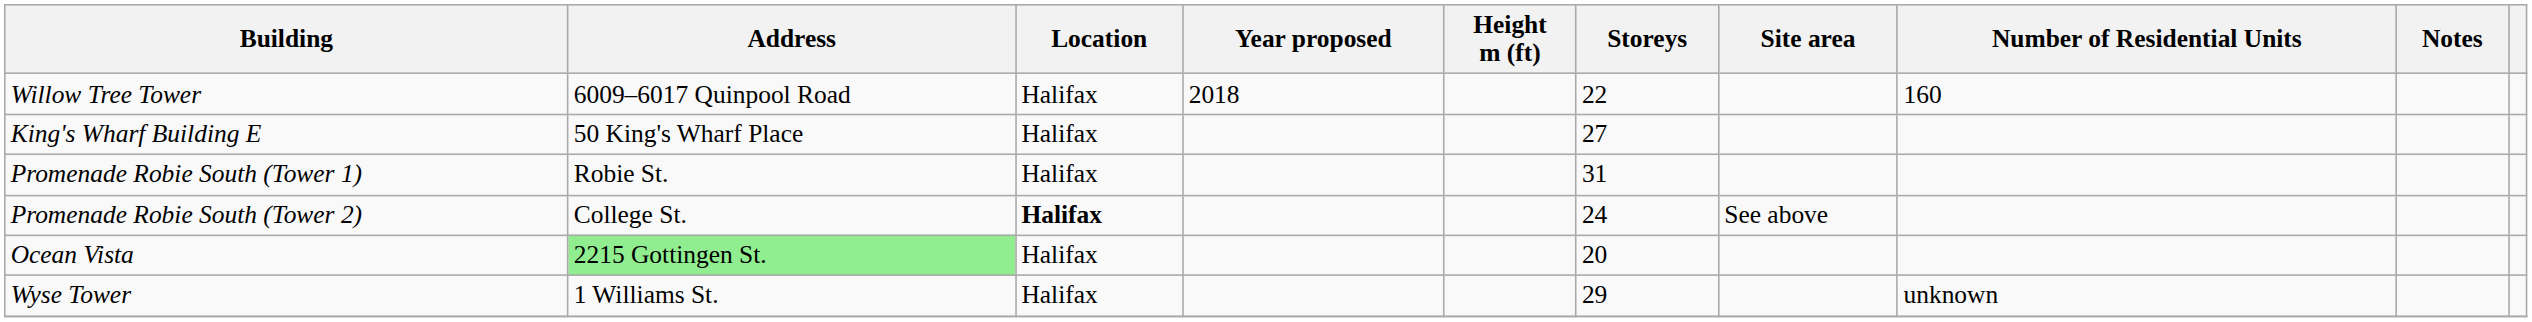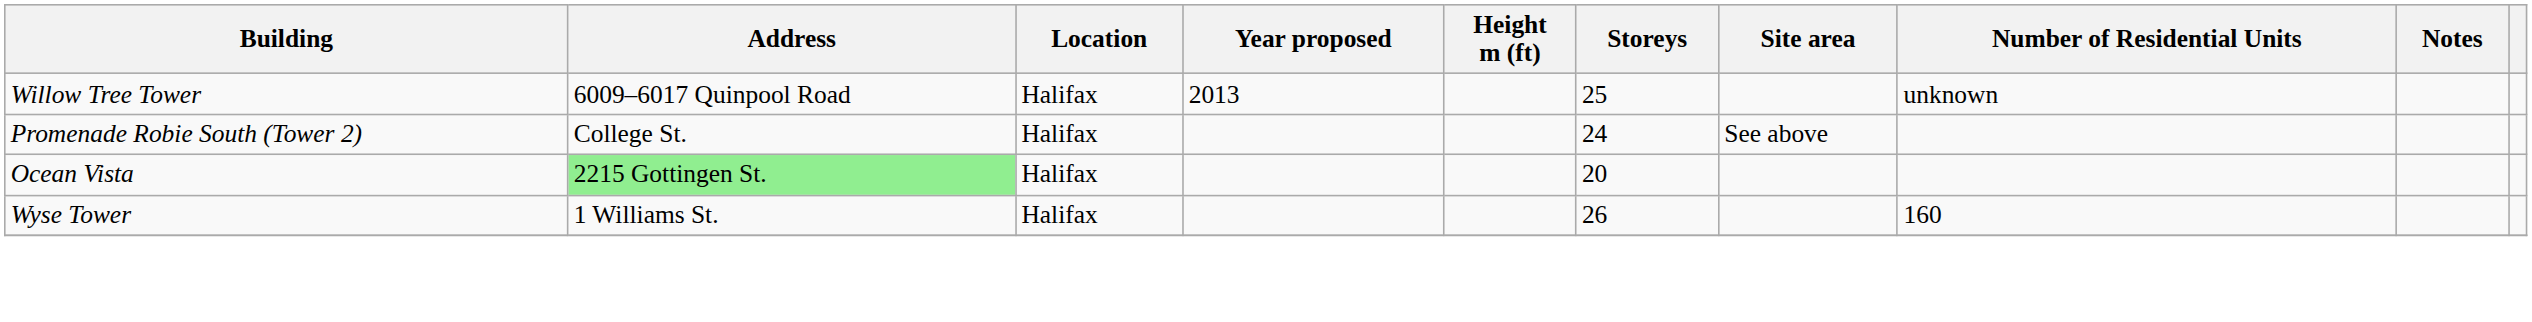(1214, 93) 2018 -> (1214, 93) 2013
(1595, 93) 22 -> (1595, 93) 25
(1923, 93) 160 -> (1951, 93) unknown
- row: (136, 133)
- row: (186, 174)
(1062, 214) bold -> (1060, 133) normal
(1595, 295) 29 -> (1595, 214) 26
(1951, 295) unknown -> (1923, 214) 160
